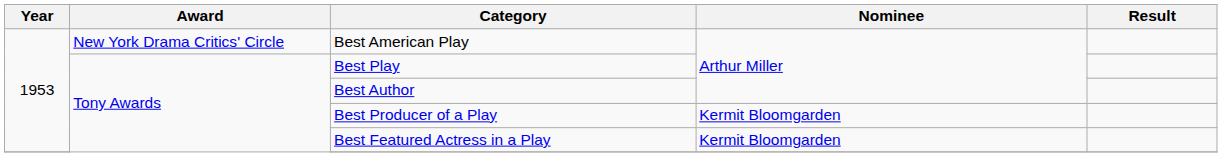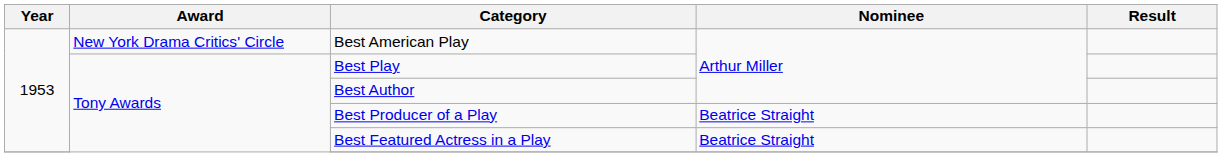(770, 115) Kermit Bloomgarden -> (757, 115) Beatrice Straight
(770, 139) Kermit Bloomgarden -> (757, 139) Beatrice Straight
